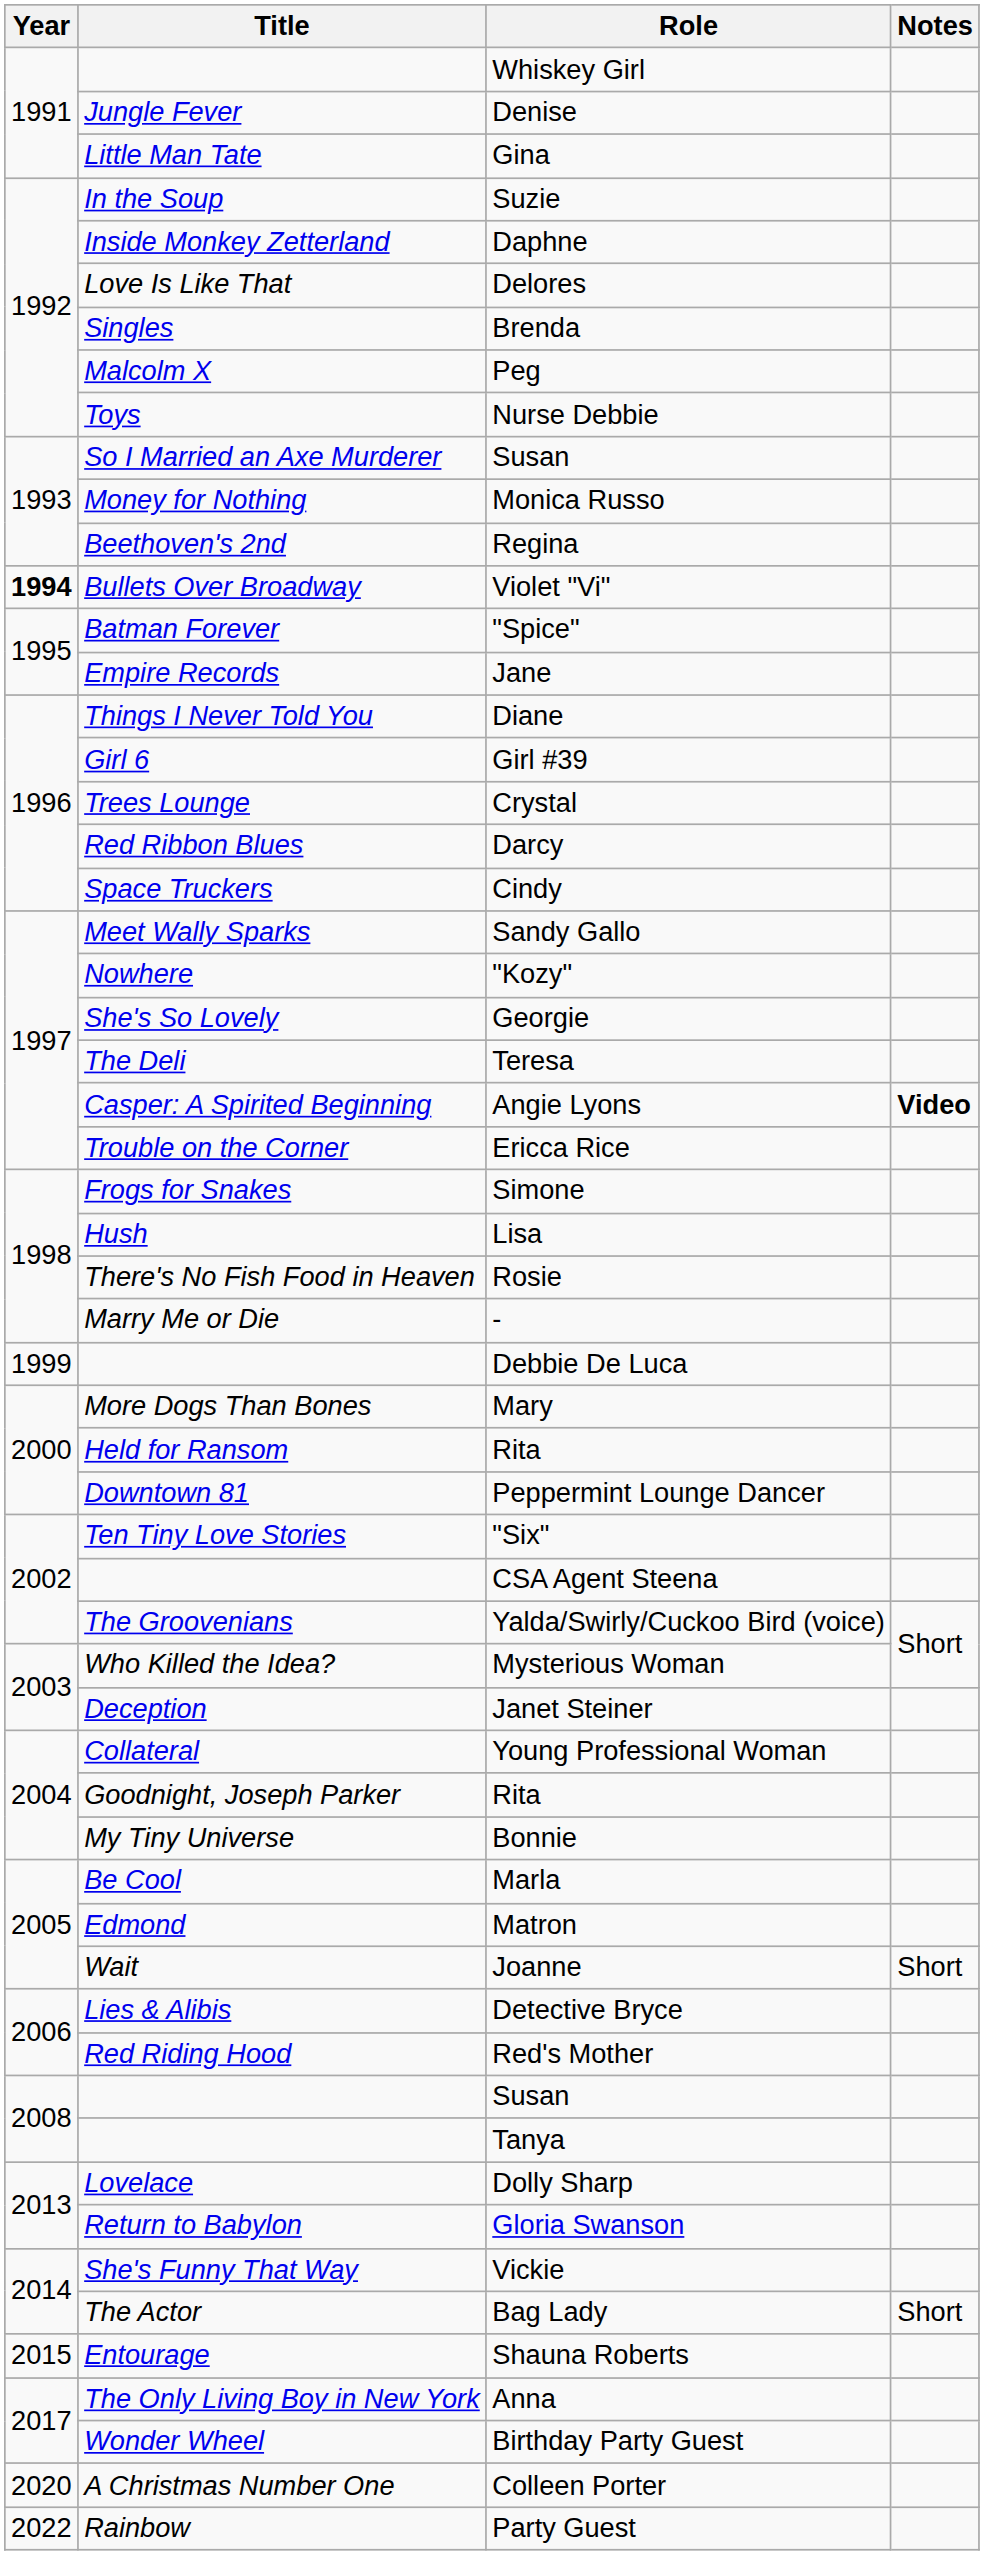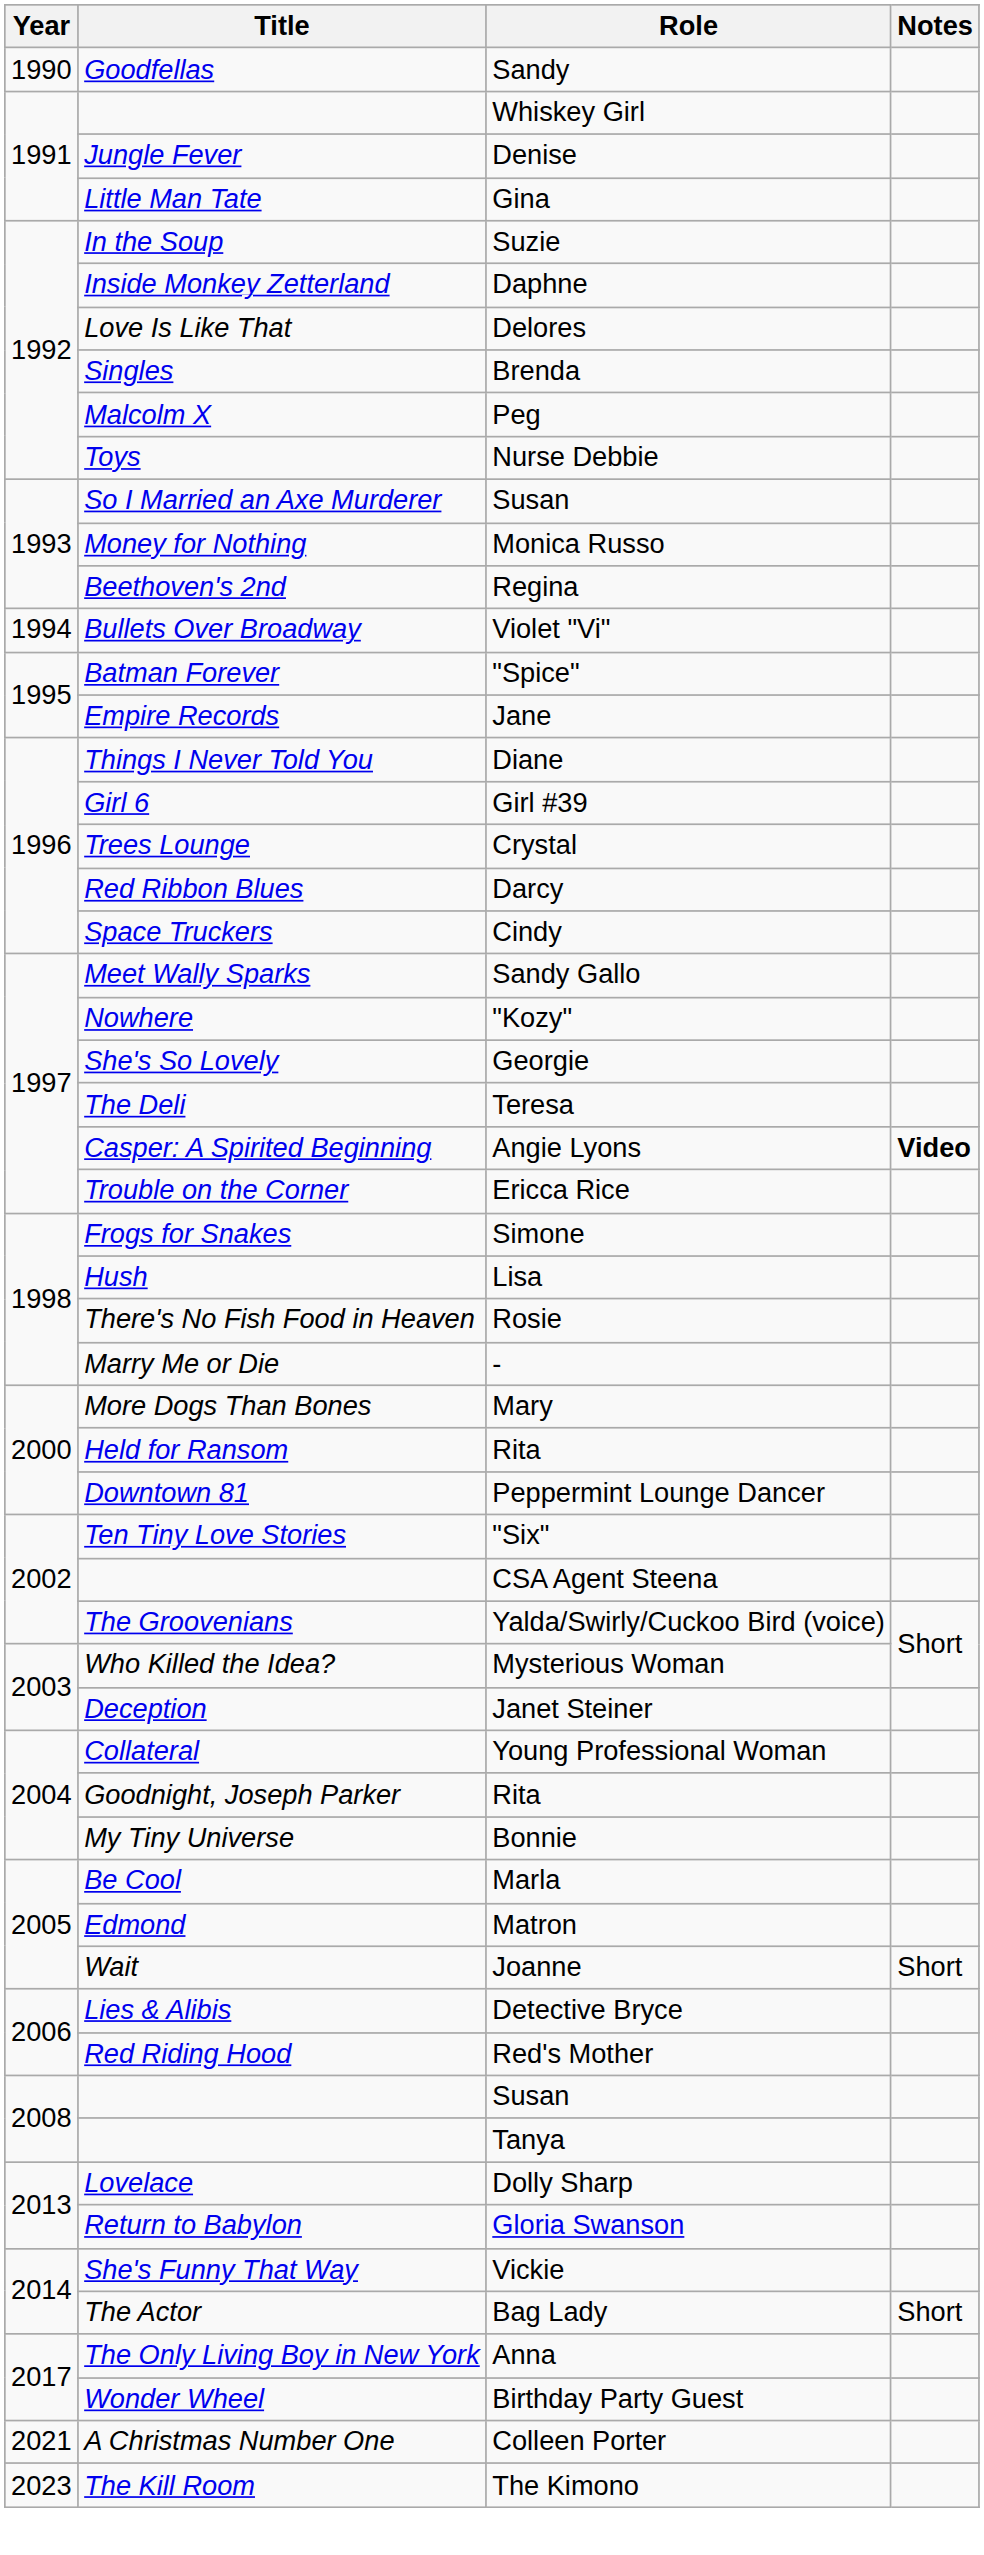+ row: (149, 69)
(41, 586) bold -> (41, 629) normal
- row: (282, 1364)
- row: (147, 2355)
(41, 2484) 2020 -> (41, 2441) 2021
- row: (137, 2528)
+ row: (170, 2484)
